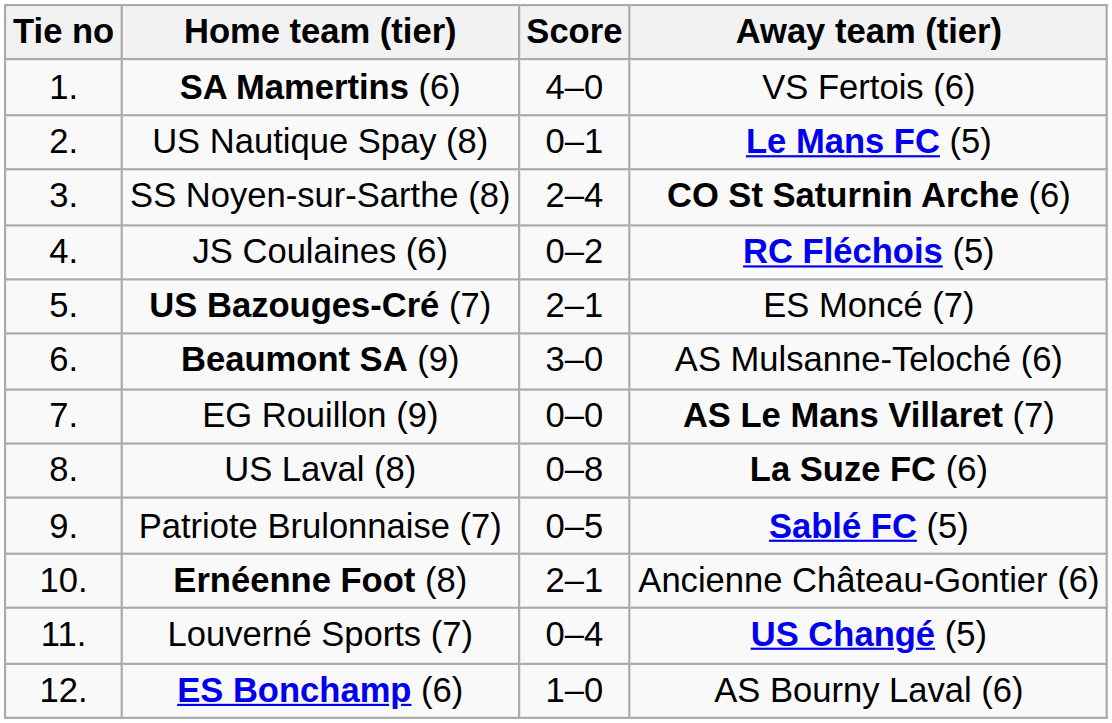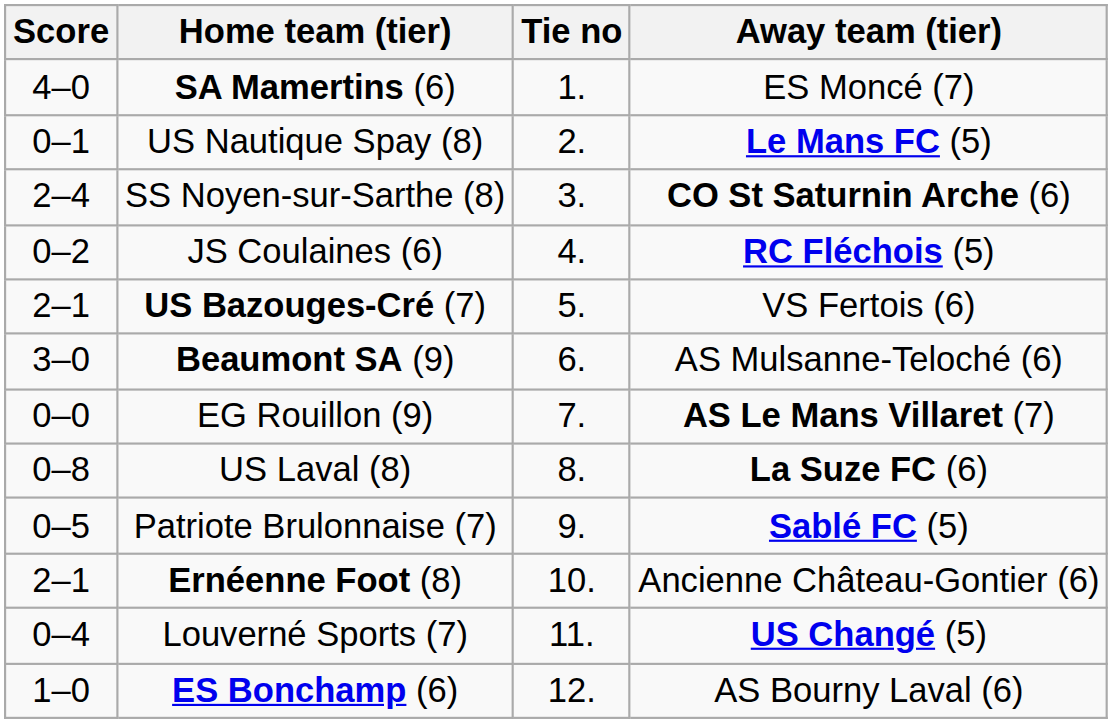columns swapped: (64, 31) <-> (574, 31)
(869, 86) VS Fertois (6) -> (869, 86) ES Moncé (7)
(869, 305) ES Moncé (7) -> (869, 305) VS Fertois (6)
